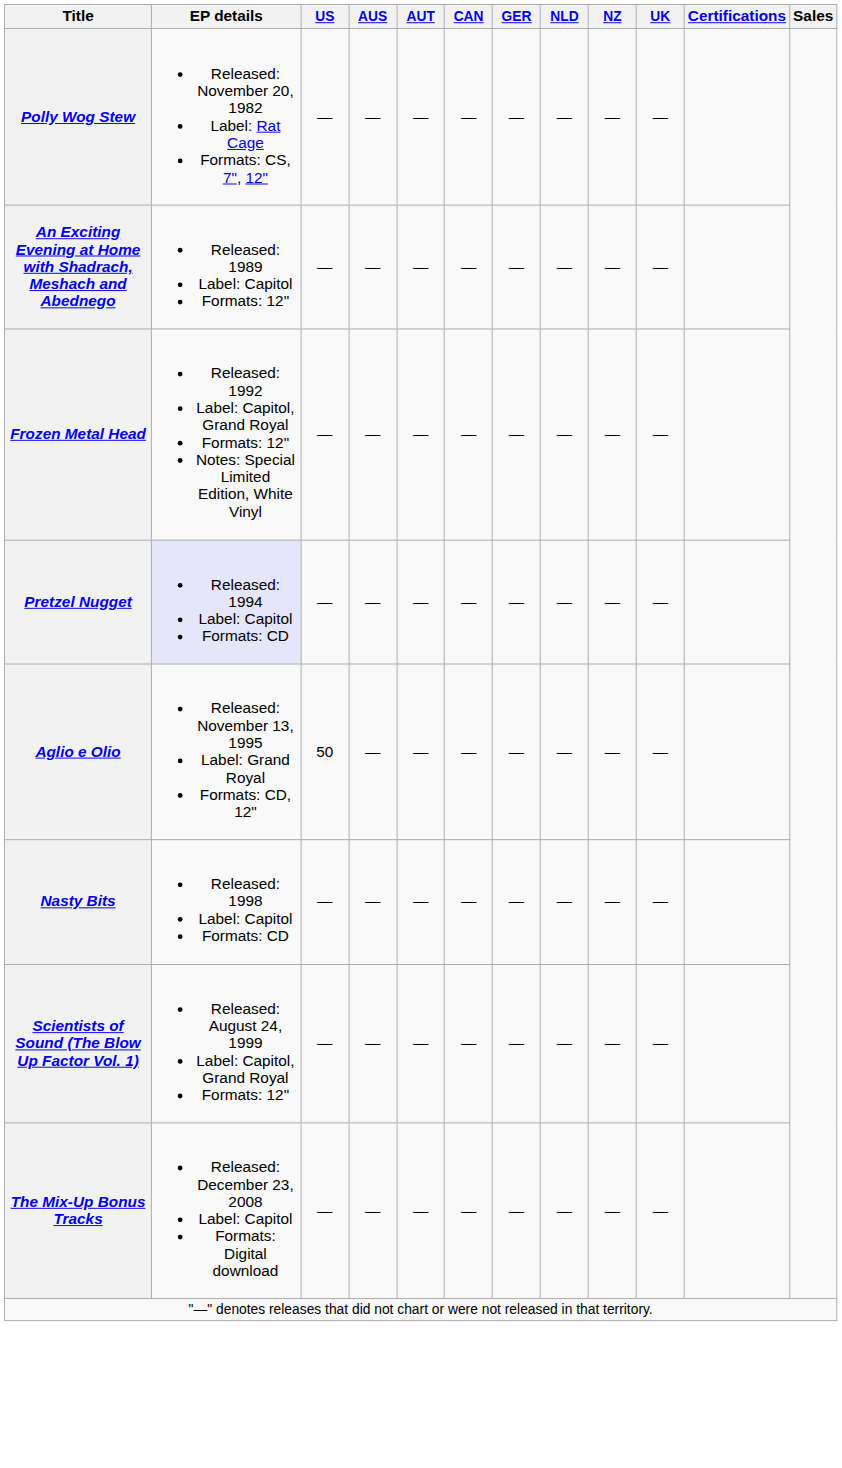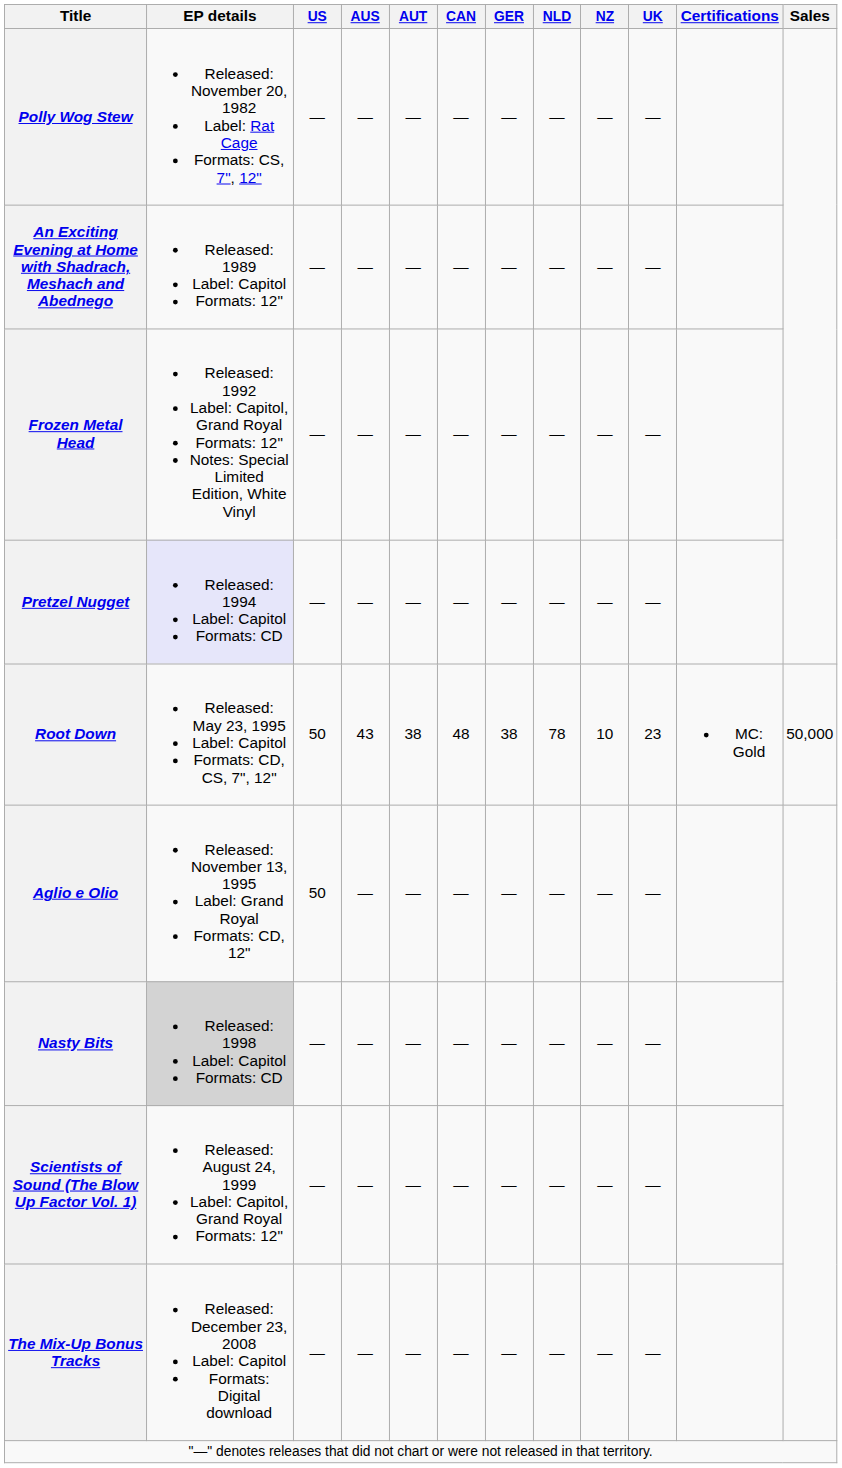+ row: (76, 734)
(226, 911) no background -> (220, 1052) lightgrey background
